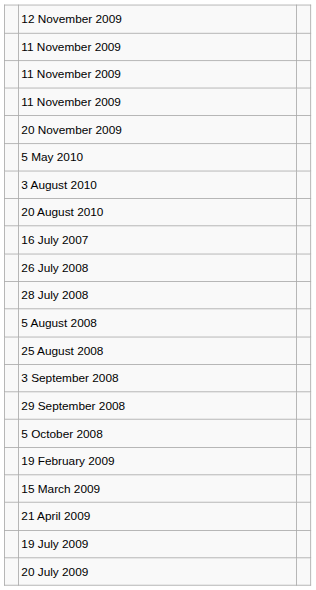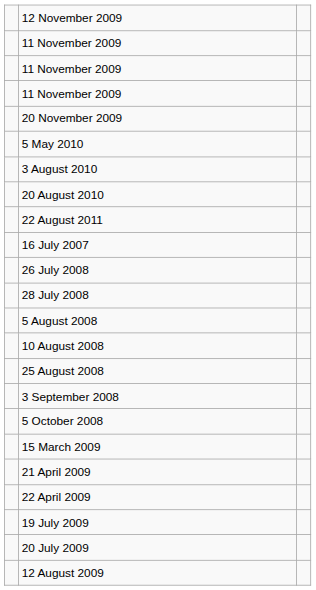+ row: (12, 220)
+ row: (12, 346)
- row: (11, 406)
- row: (11, 461)
+ row: (12, 497)
+ row: (12, 573)
